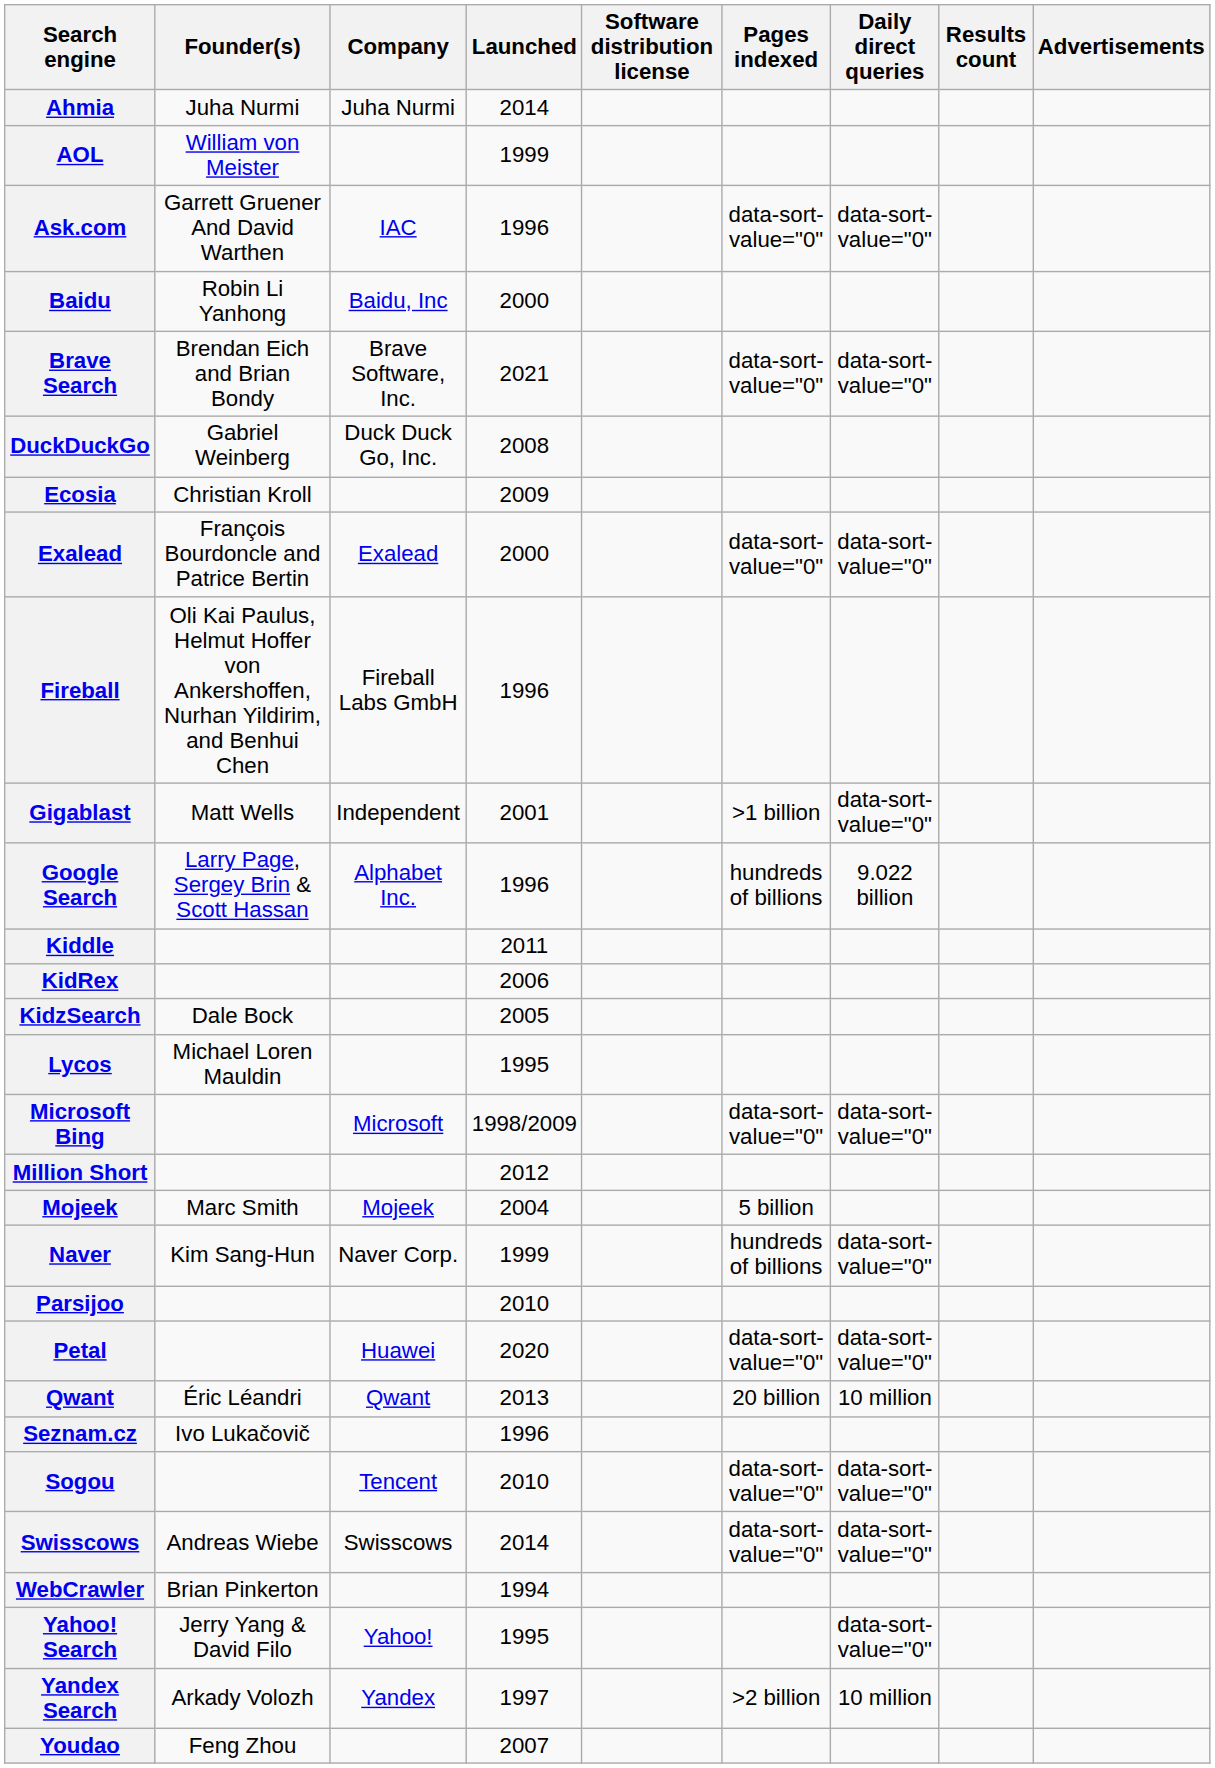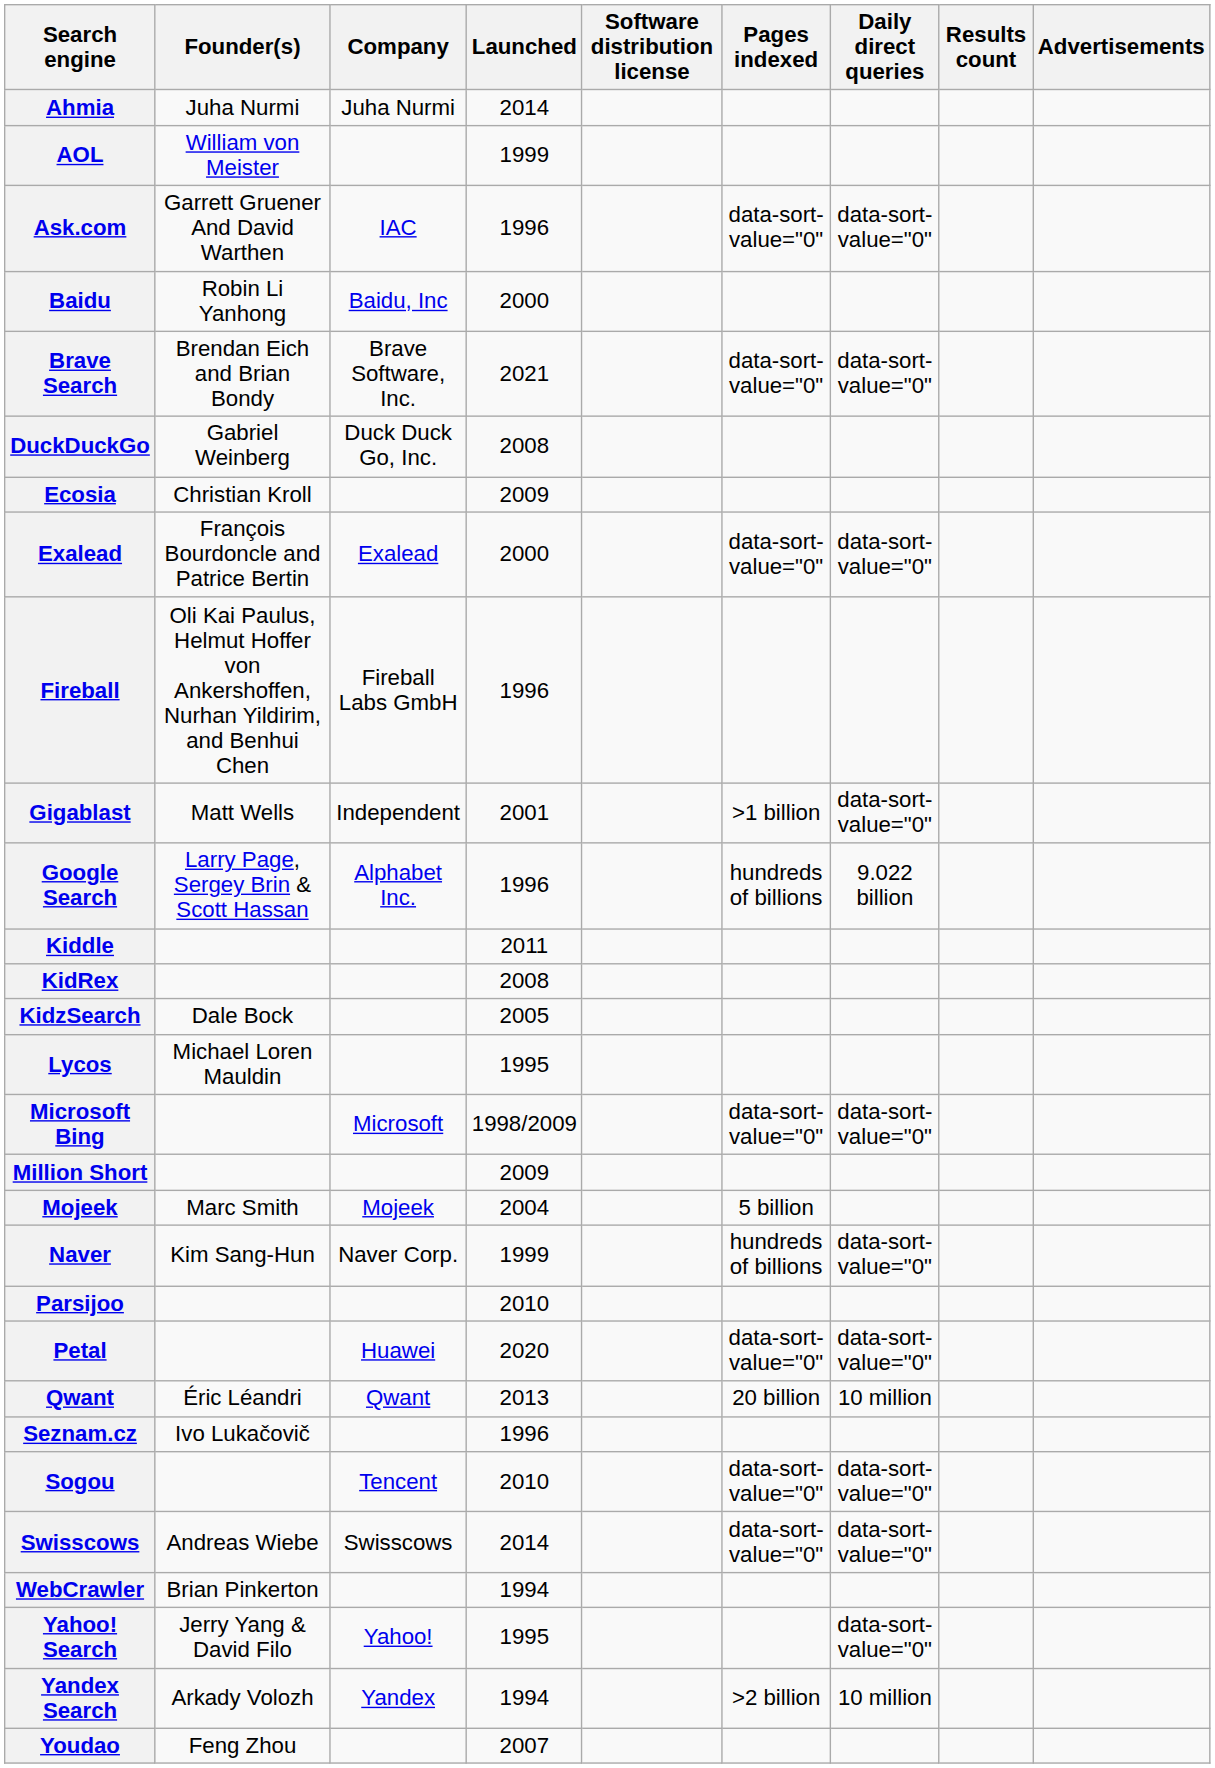(524, 981) 2006 -> (524, 981) 2008
(524, 1172) 2012 -> (524, 1172) 2009
(524, 1697) 1997 -> (524, 1697) 1994
